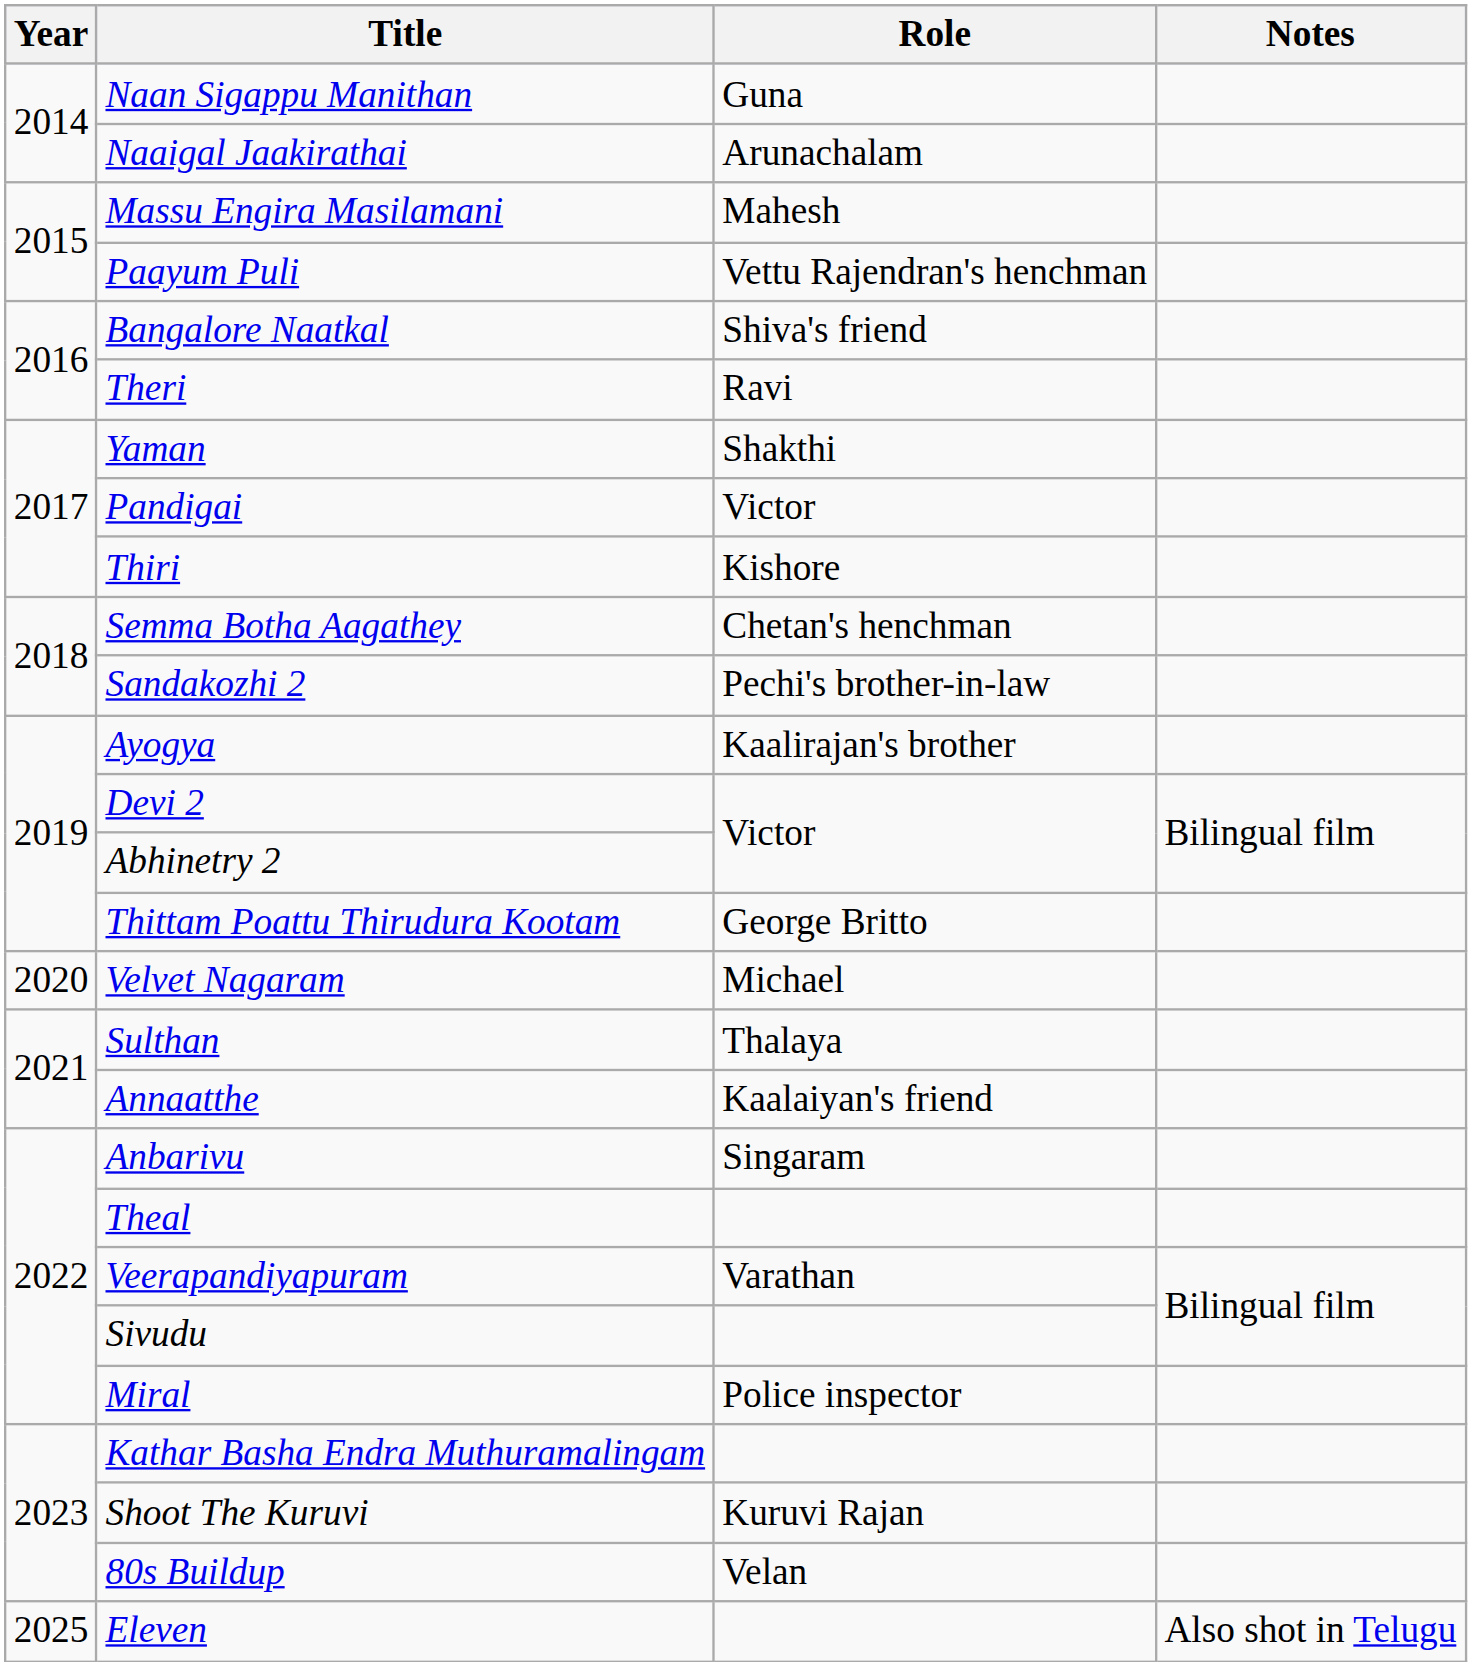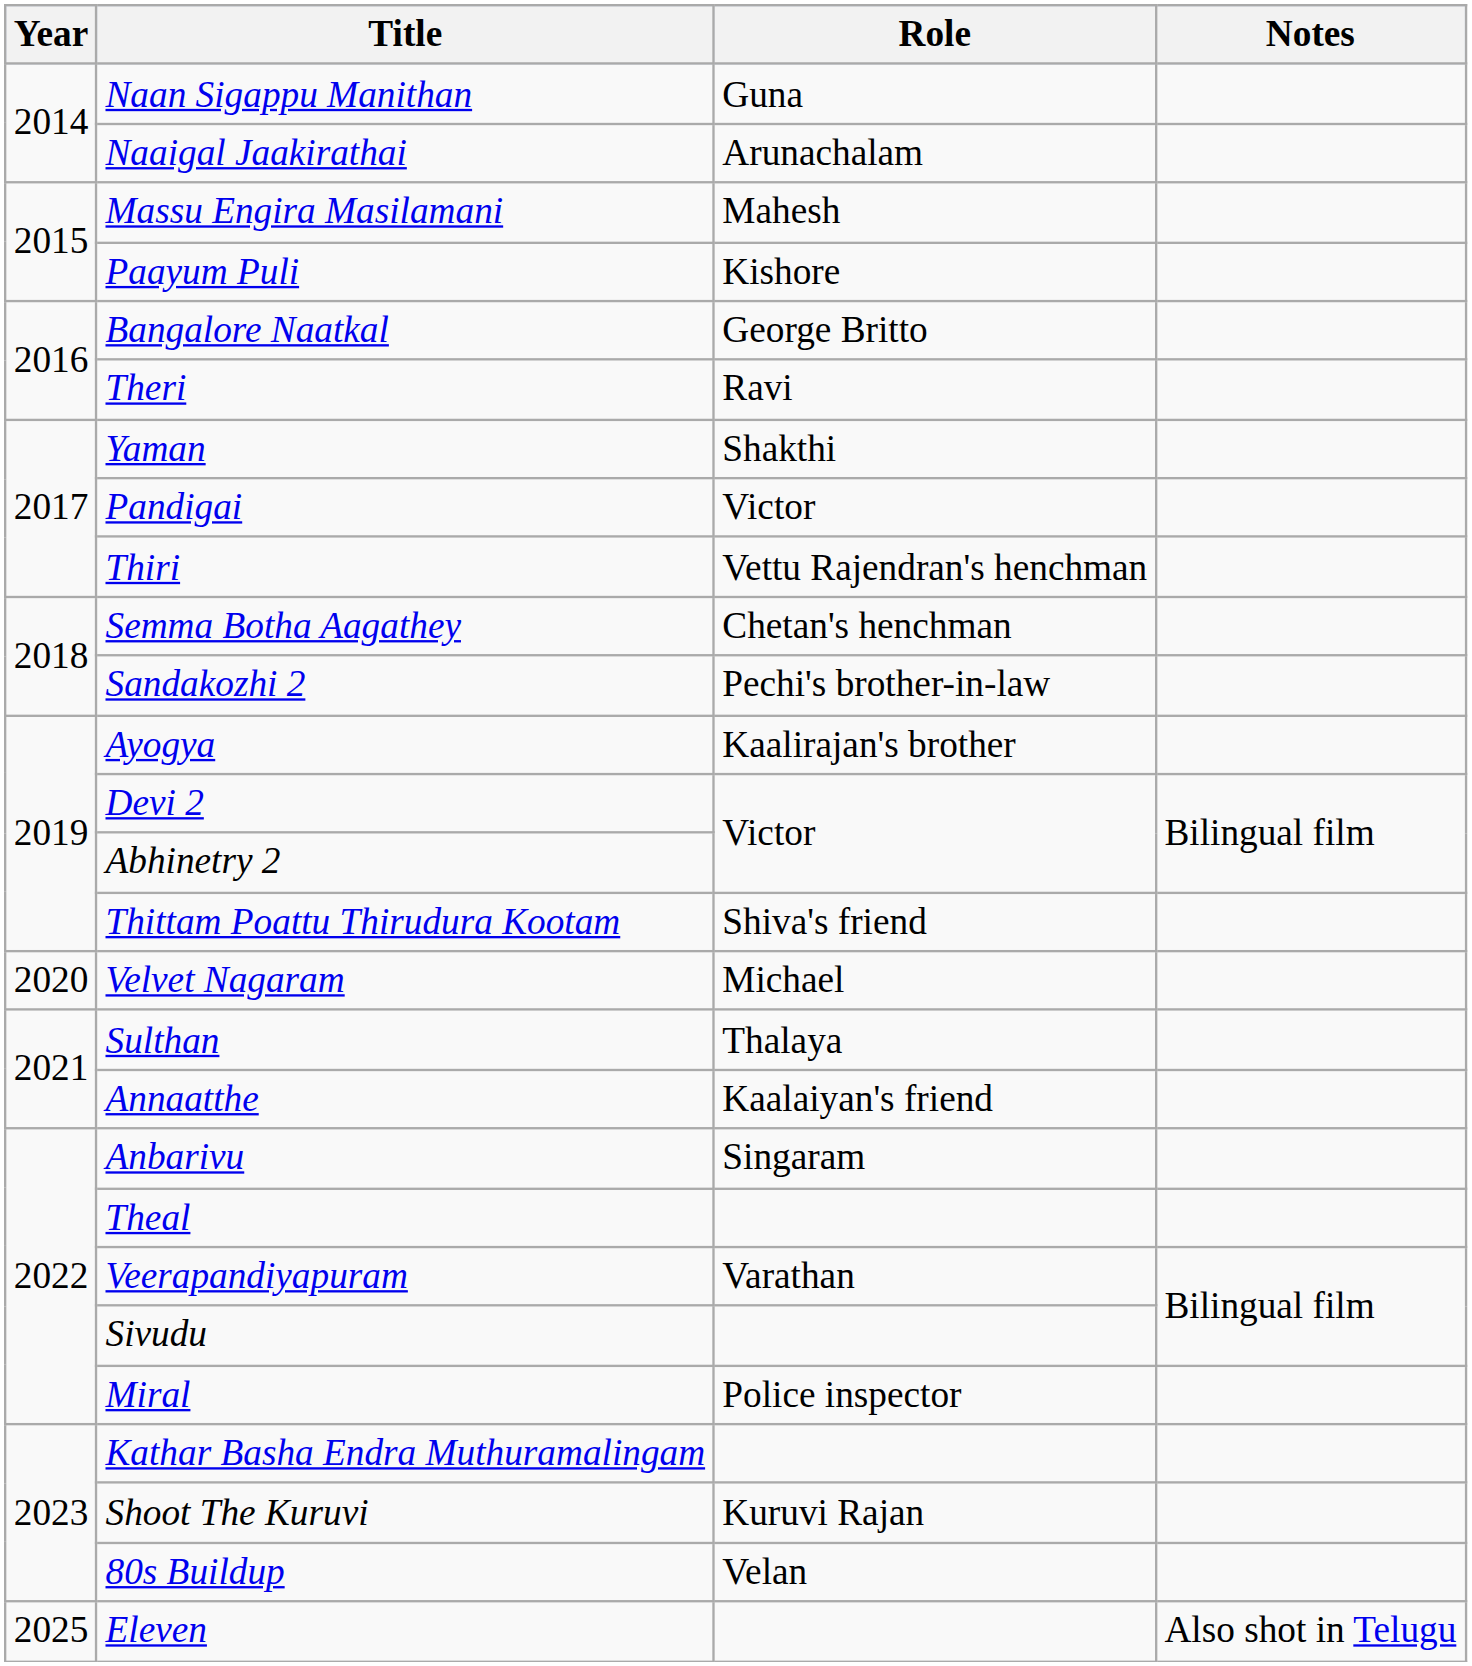(935, 270) Vettu Rajendran's henchman -> (781, 270) Kishore
(825, 329) Shiva's friend -> (825, 329) George Britto
(781, 566) Kishore -> (935, 566) Vettu Rajendran's henchman
(825, 920) George Britto -> (825, 920) Shiva's friend
